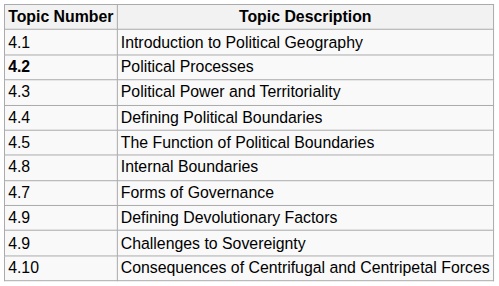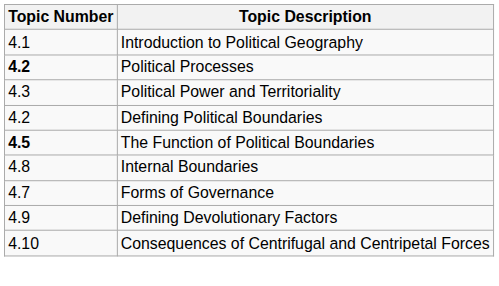(19, 117) 4.4 -> (19, 117) 4.2
(19, 142) normal -> (19, 142) bold
- row: (213, 243)
